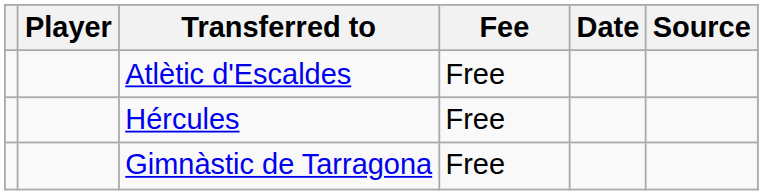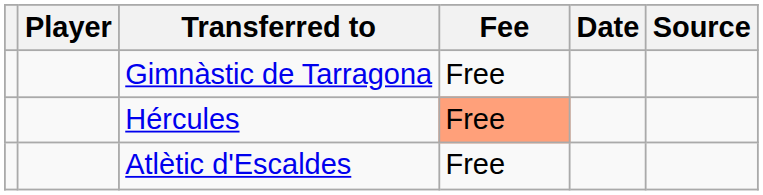rows swapped: (238, 73) <-> (279, 165)
(475, 119) no background -> (475, 119) lightsalmon background
